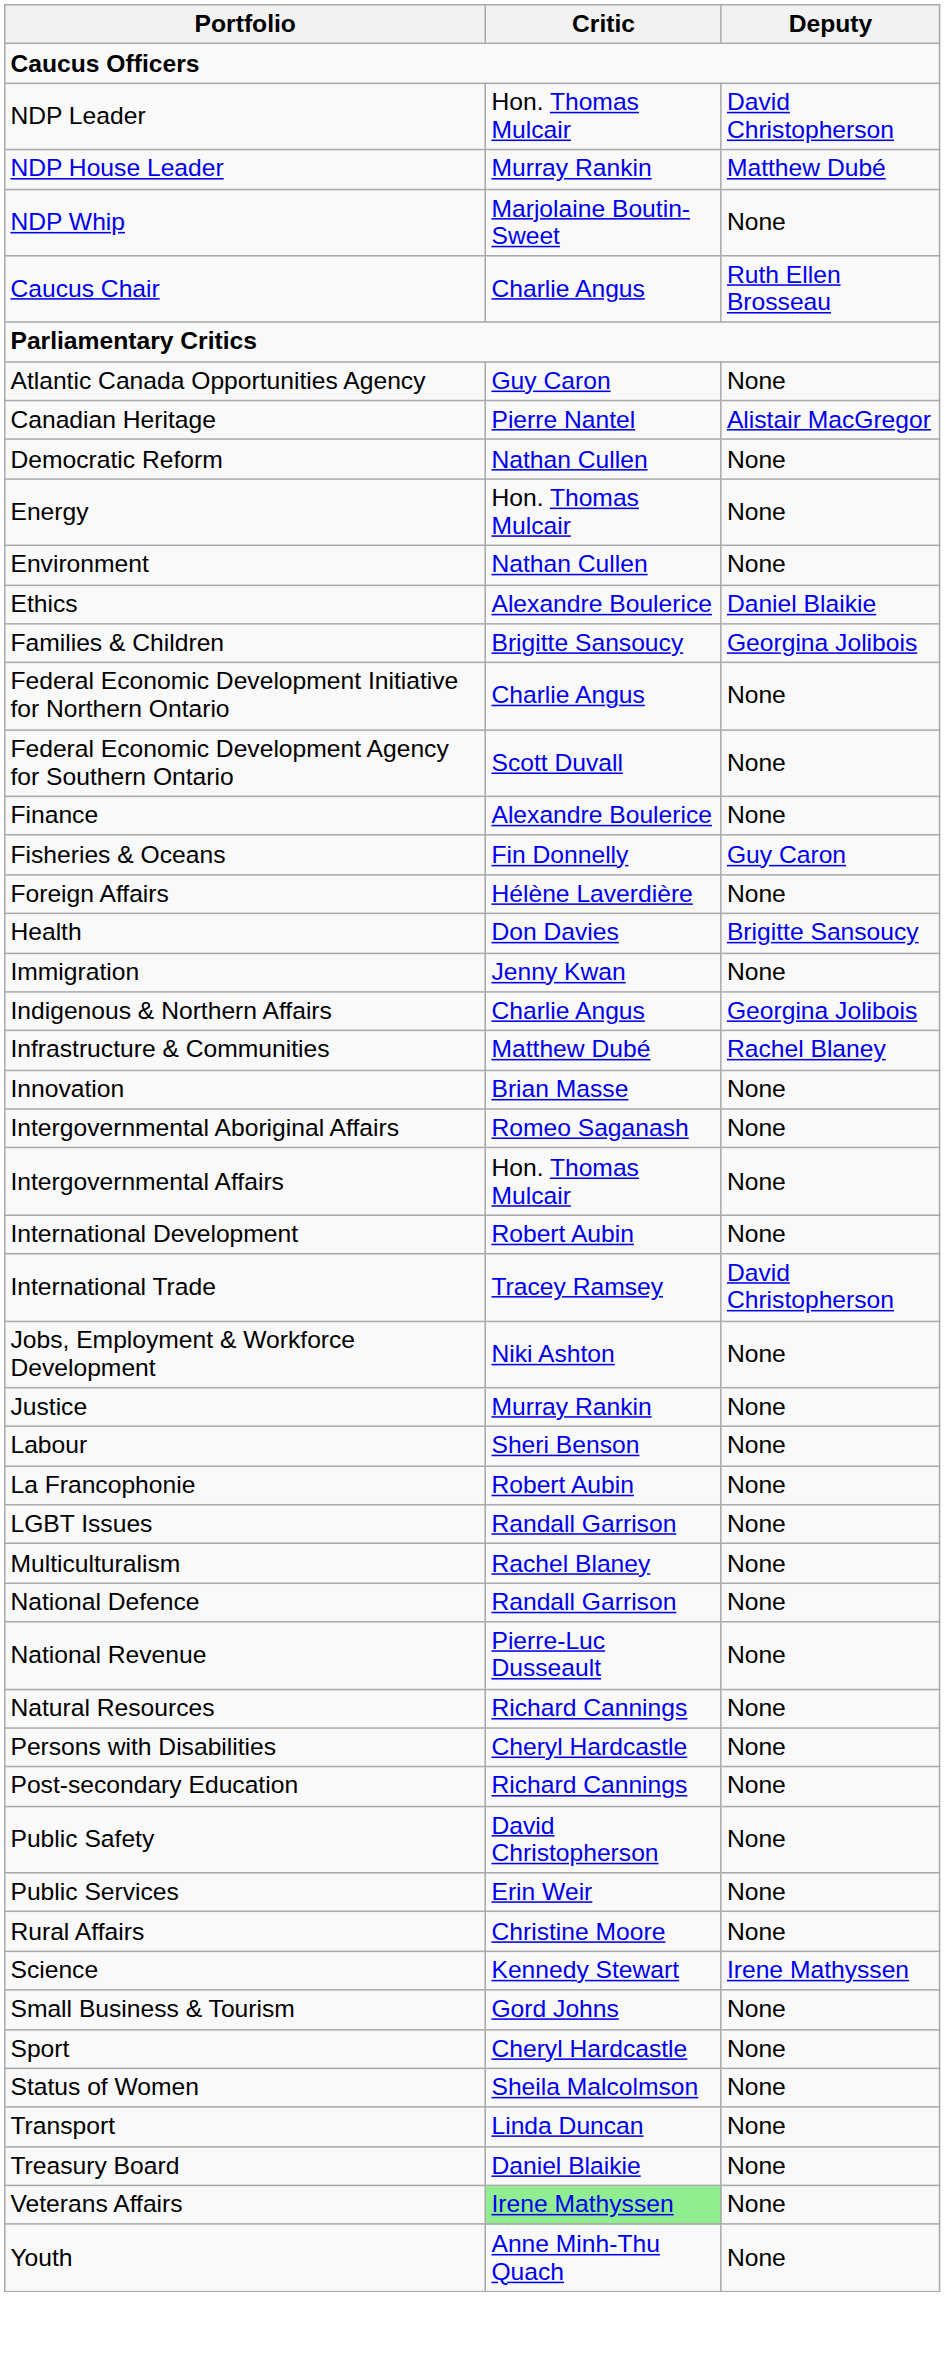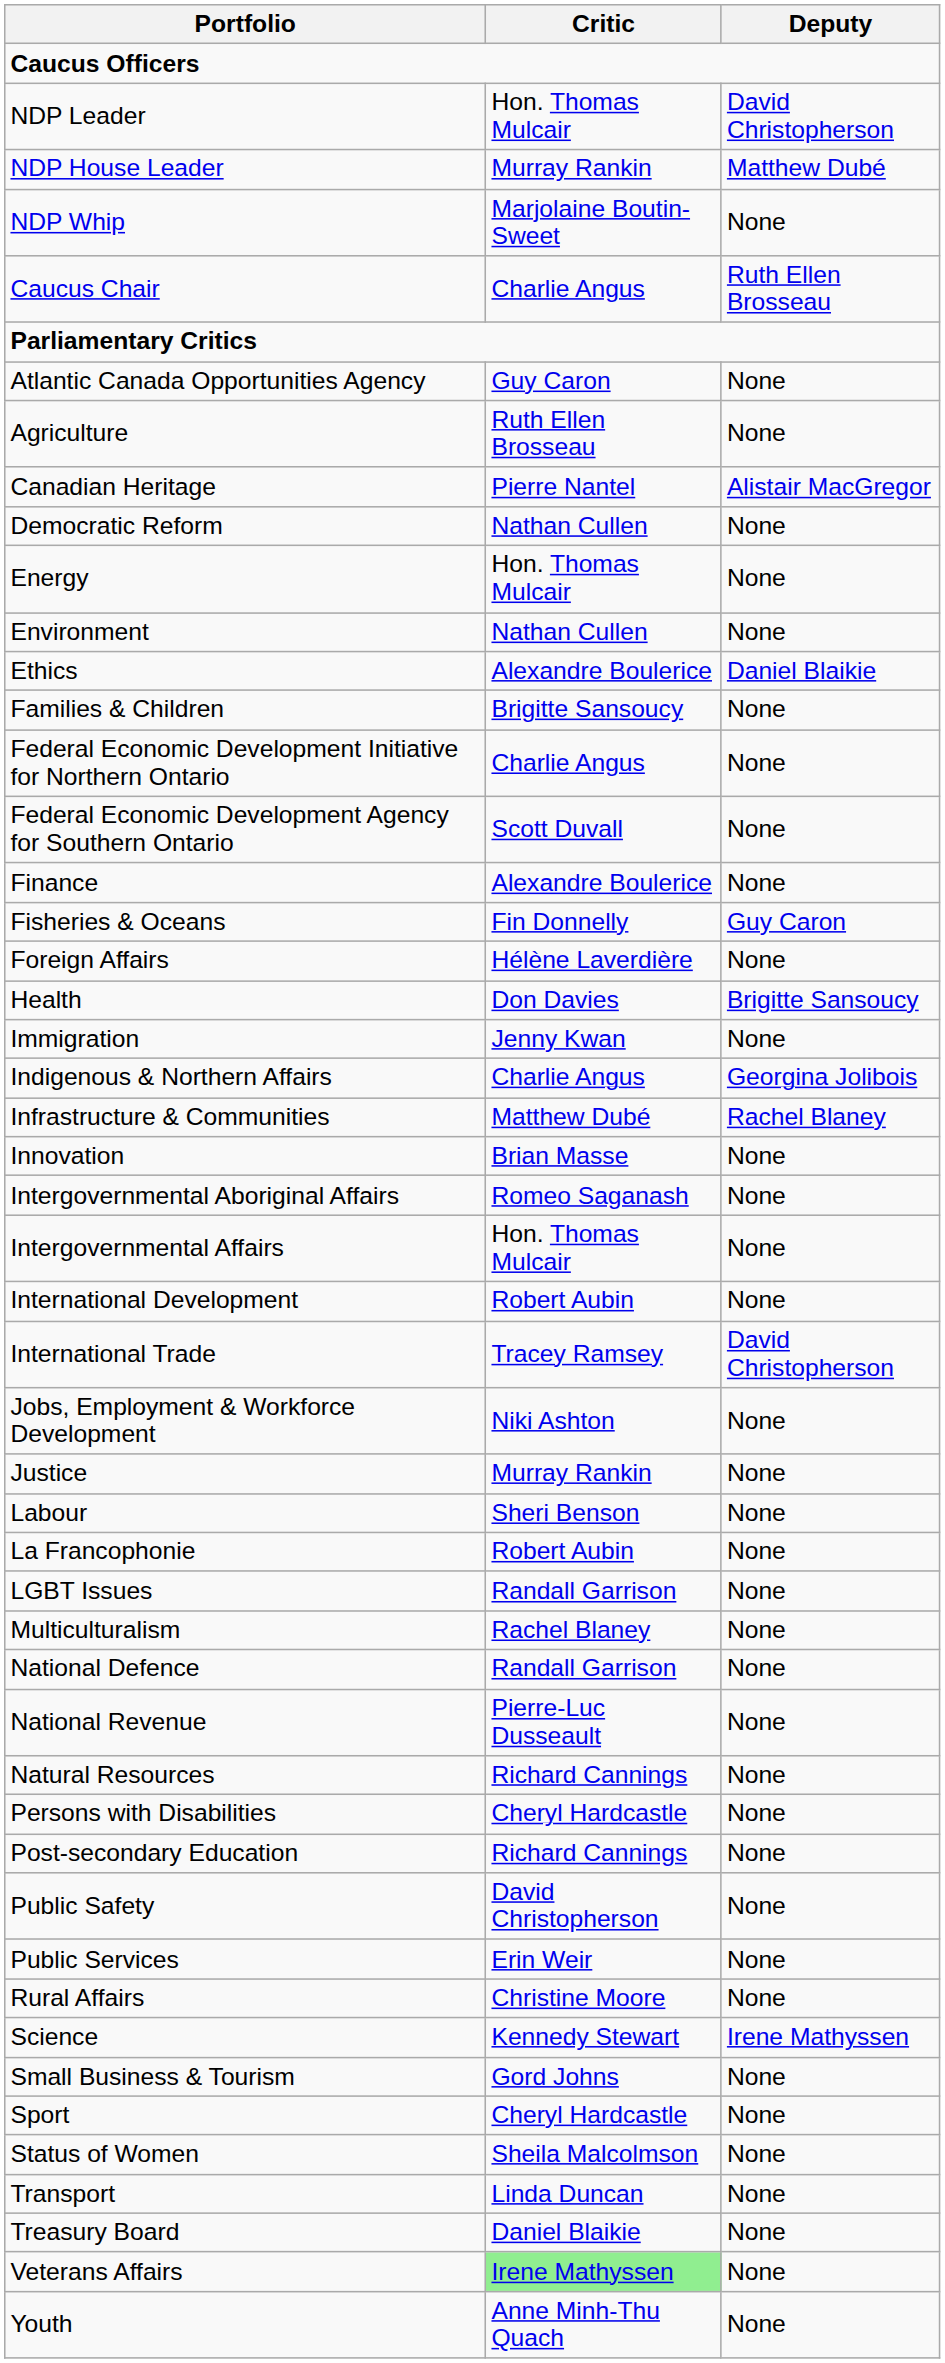+ row: (69, 433)
(822, 642) Georgina Jolibois -> (756, 709) None
